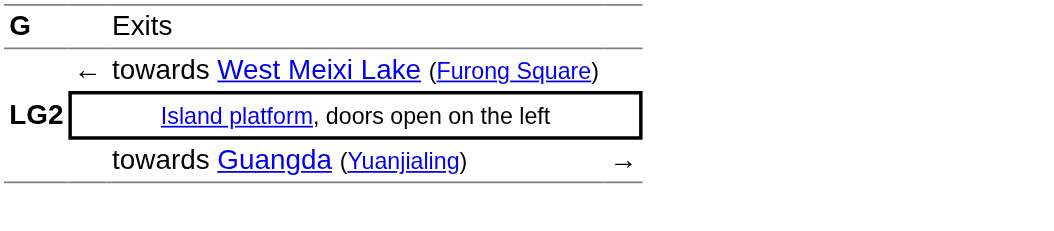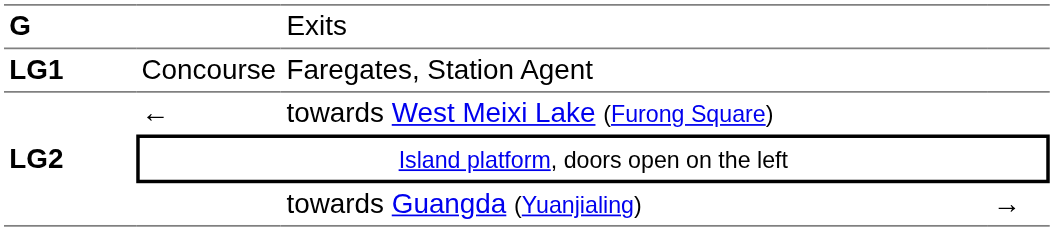+ row: (209, 69)
